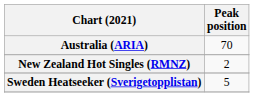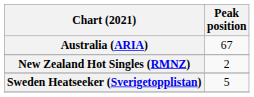(227, 45) 70 -> (227, 45) 67
